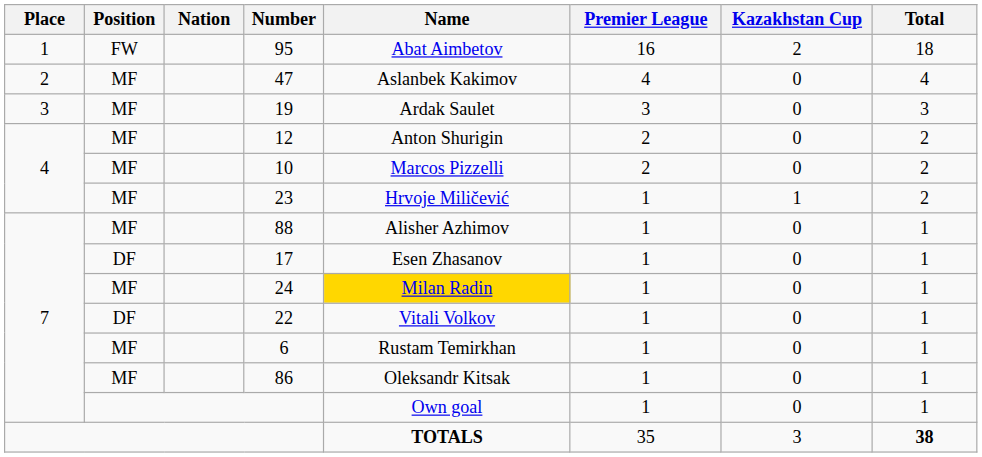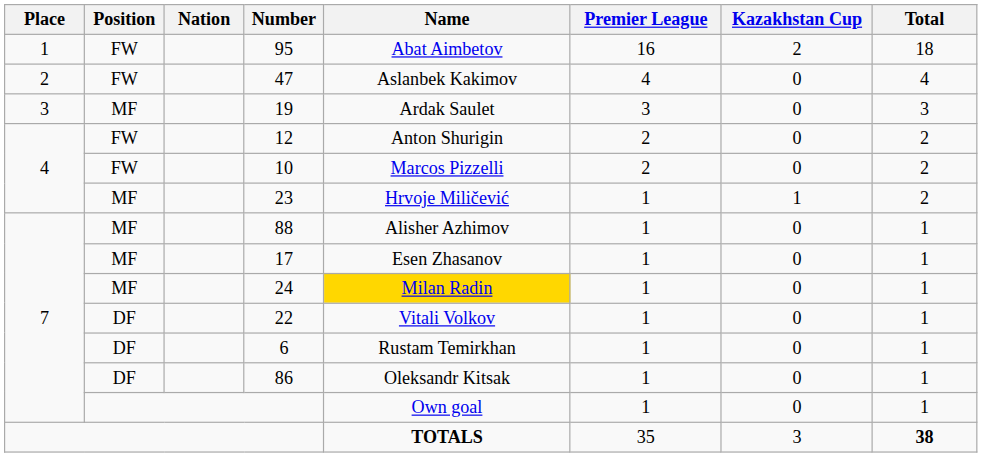(124, 79) MF -> (124, 79) FW
(124, 138) MF -> (124, 138) FW
(124, 168) MF -> (124, 168) FW
(124, 258) DF -> (124, 258) MF
(124, 347) MF -> (124, 347) DF
(124, 377) MF -> (124, 377) DF
